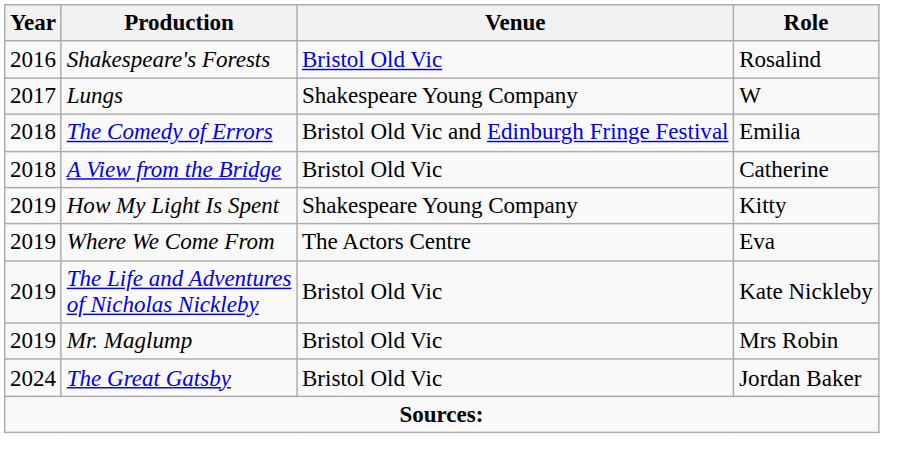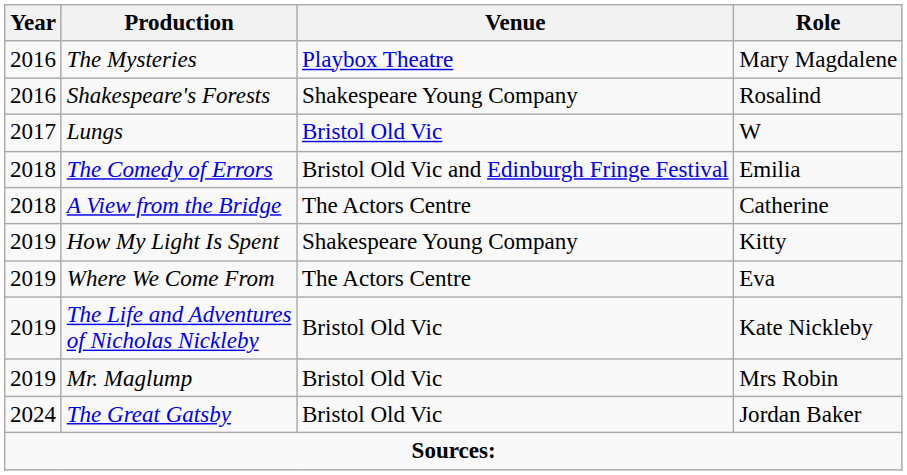+ row: (132, 59)
(372, 59) Bristol Old Vic -> (440, 95) Shakespeare Young Company
(440, 95) Shakespeare Young Company -> (372, 132) Bristol Old Vic
(372, 168) Bristol Old Vic -> (386, 205) The Actors Centre
